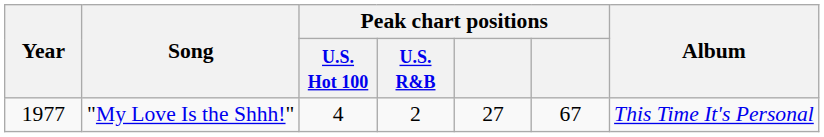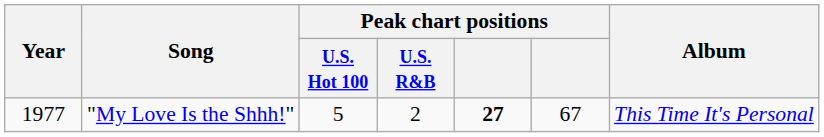(338, 114) 4 -> (338, 114) 5
(493, 114) normal -> (493, 114) bold
